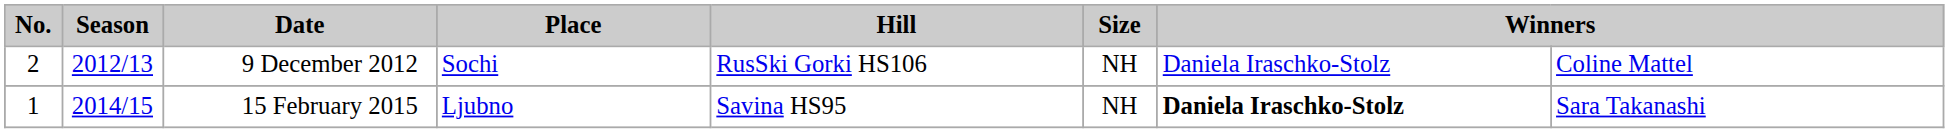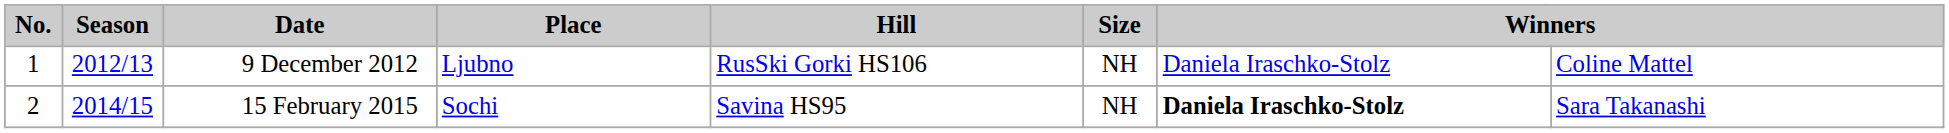(33, 64) 2 -> (33, 64) 1
(470, 64) Sochi -> (478, 64) Ljubno
(33, 105) 1 -> (33, 105) 2
(478, 105) Ljubno -> (470, 105) Sochi
